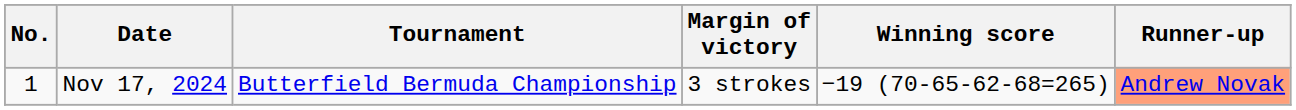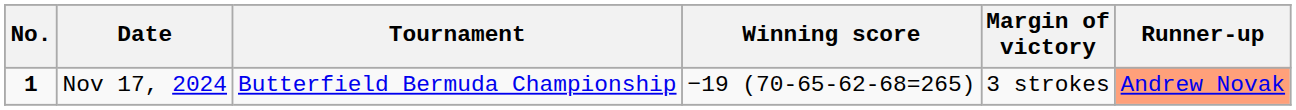columns swapped: (966, 37) <-> (749, 37)
(31, 86) normal -> (31, 86) bold
